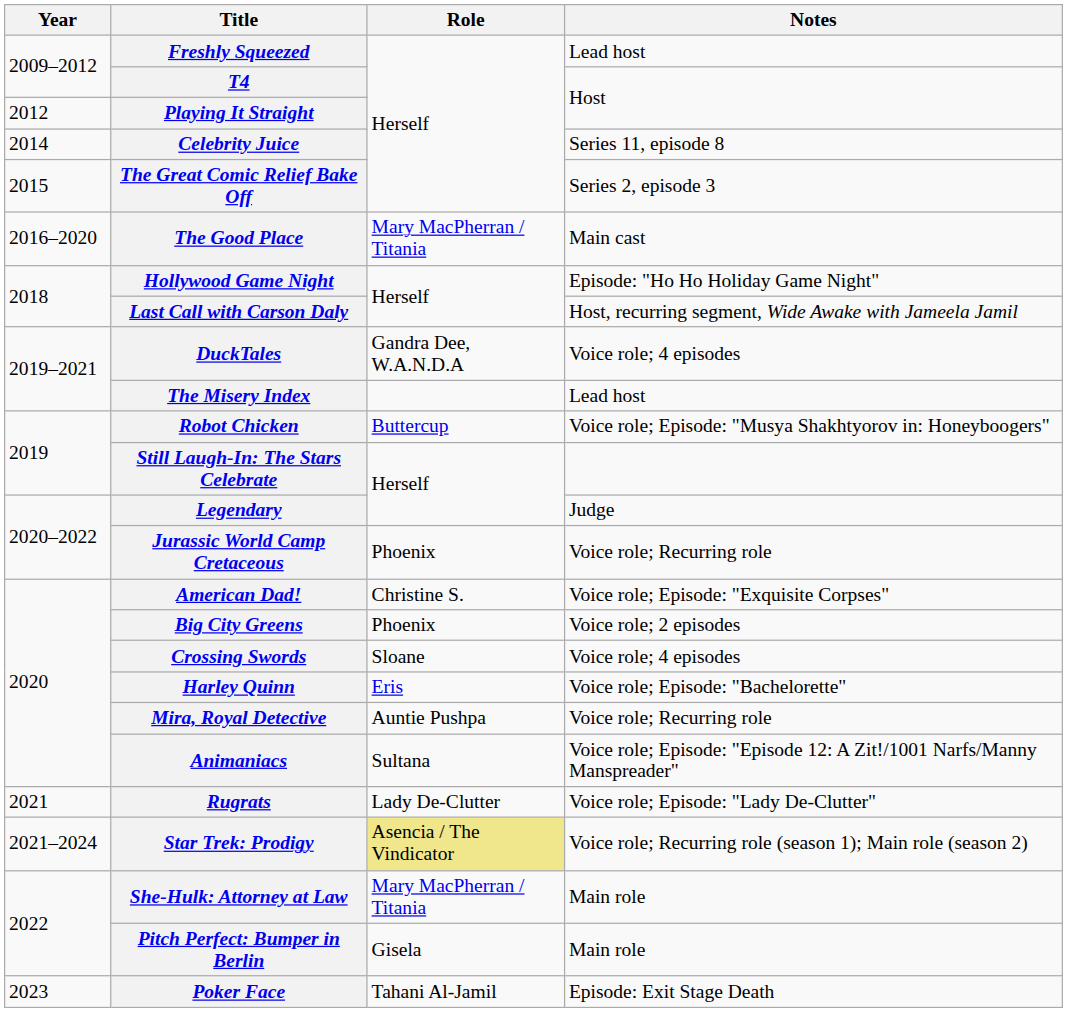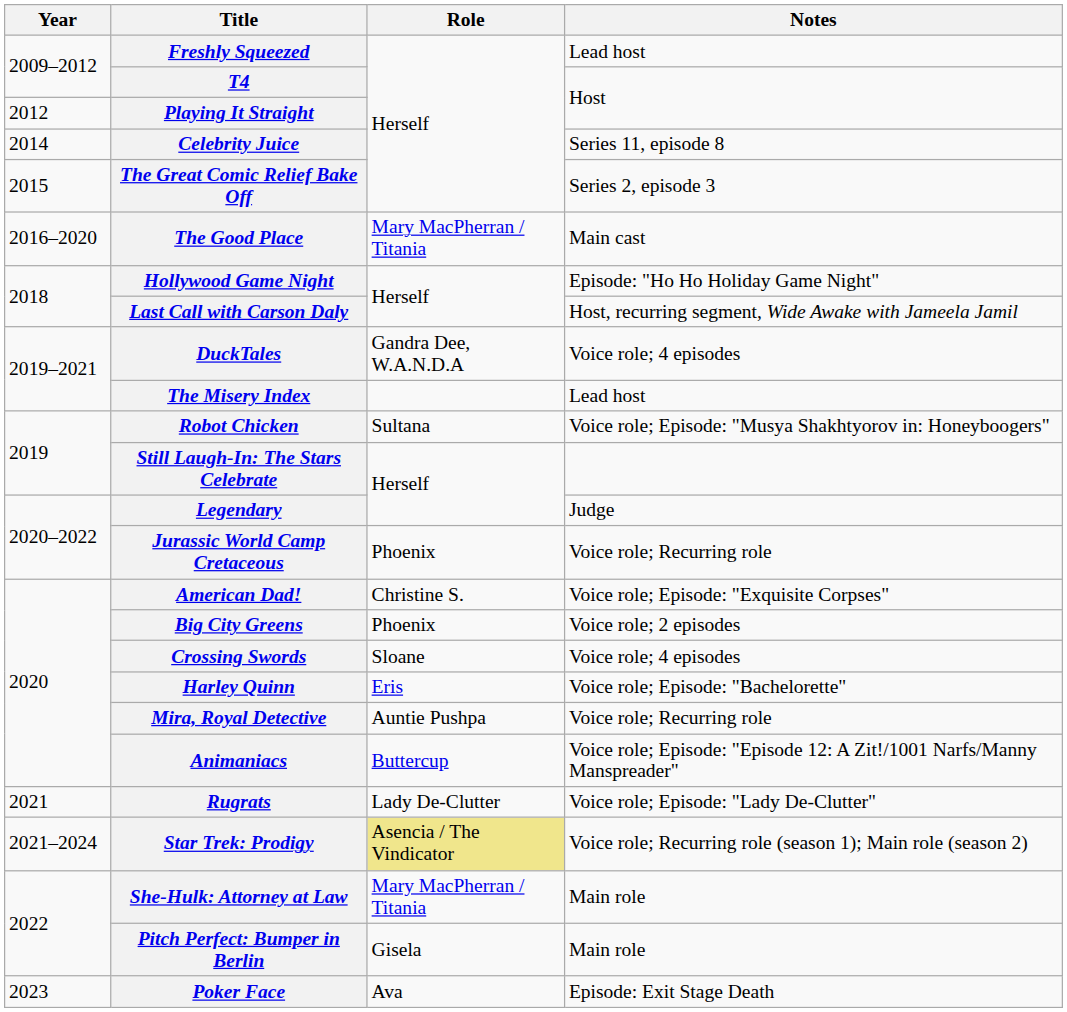(410, 426) Buttercup -> (401, 426) Sultana
(401, 759) Sultana -> (410, 759) Buttercup
(434, 991) Tahani Al-Jamil -> (387, 991) Ava
